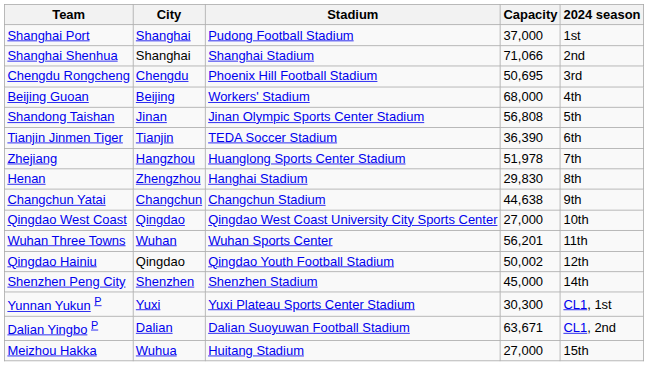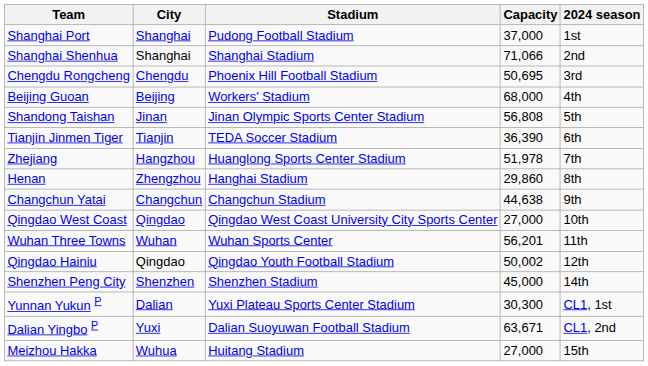(523, 179) 29,830 -> (523, 179) 29,860
(148, 304) Yuxi -> (154, 304) Dalian
(154, 328) Dalian -> (148, 328) Yuxi
